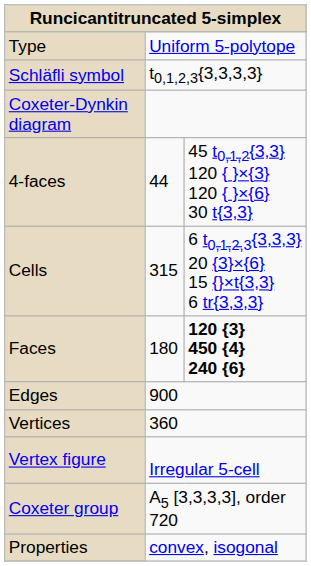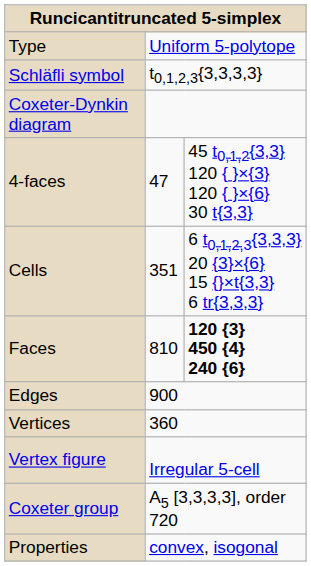(159, 181) 44 -> (159, 181) 47
(164, 271) 315 -> (164, 271) 351
(164, 348) 180 -> (164, 348) 810
